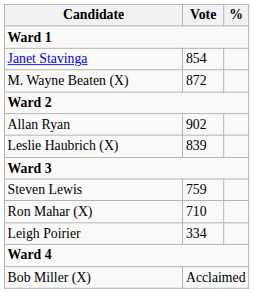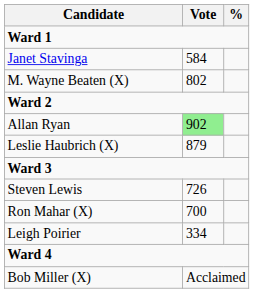(196, 59) 854 -> (196, 59) 584
(196, 80) 872 -> (196, 80) 802
(196, 124) no background -> (196, 124) lightgreen background
(196, 146) 839 -> (196, 146) 879
(196, 189) 759 -> (196, 189) 726
(196, 211) 710 -> (196, 211) 700
